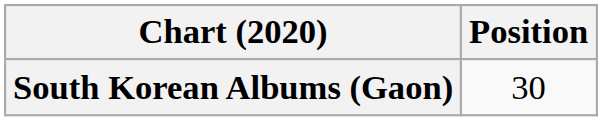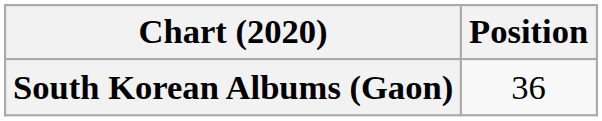(529, 86) 30 -> (529, 86) 36
